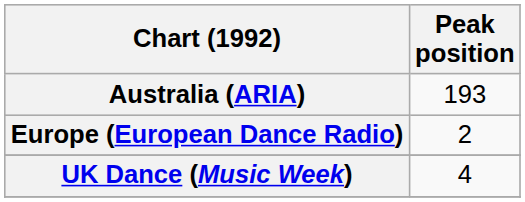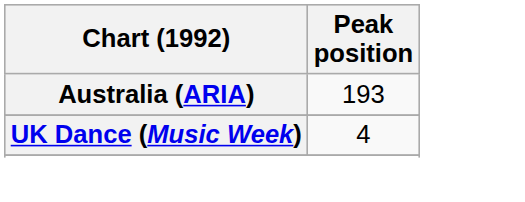- row: (207, 134)
